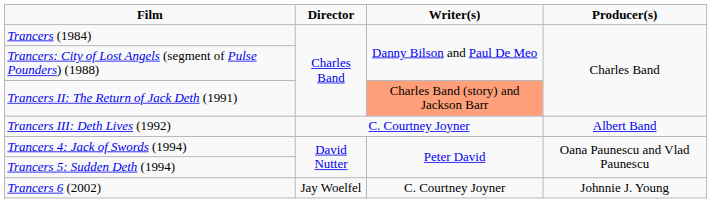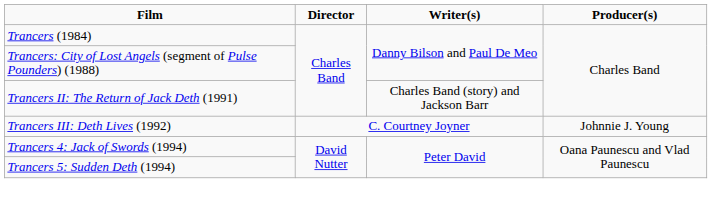(455, 98) lightsalmon background -> (455, 98) no background
(625, 126) Albert Band -> (625, 126) Johnnie J. Young
- row: (54, 187)
